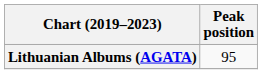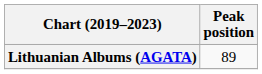(229, 56) 95 -> (229, 56) 89
